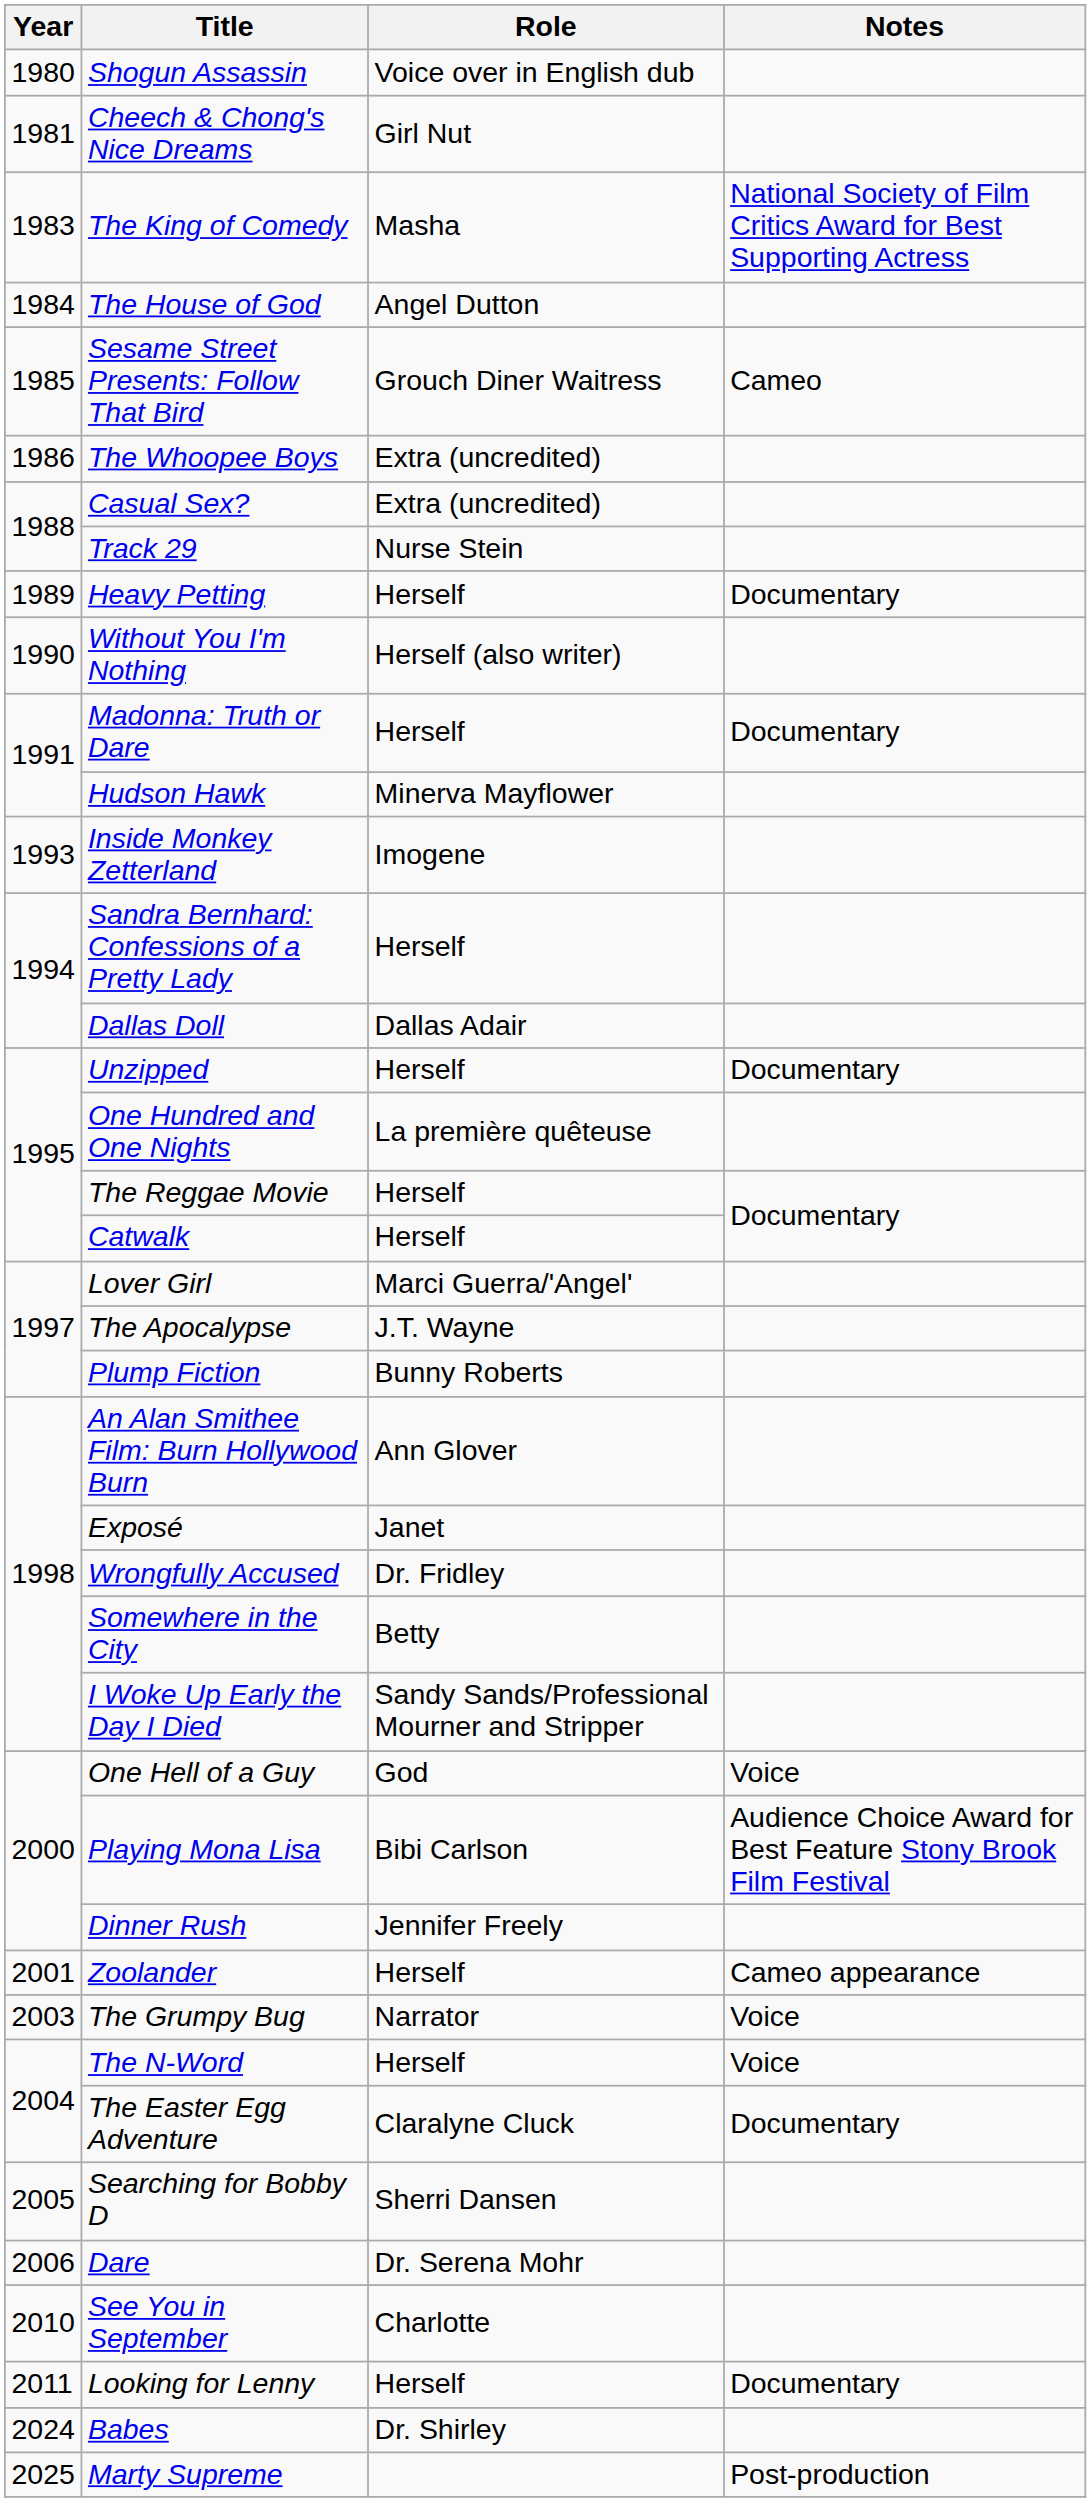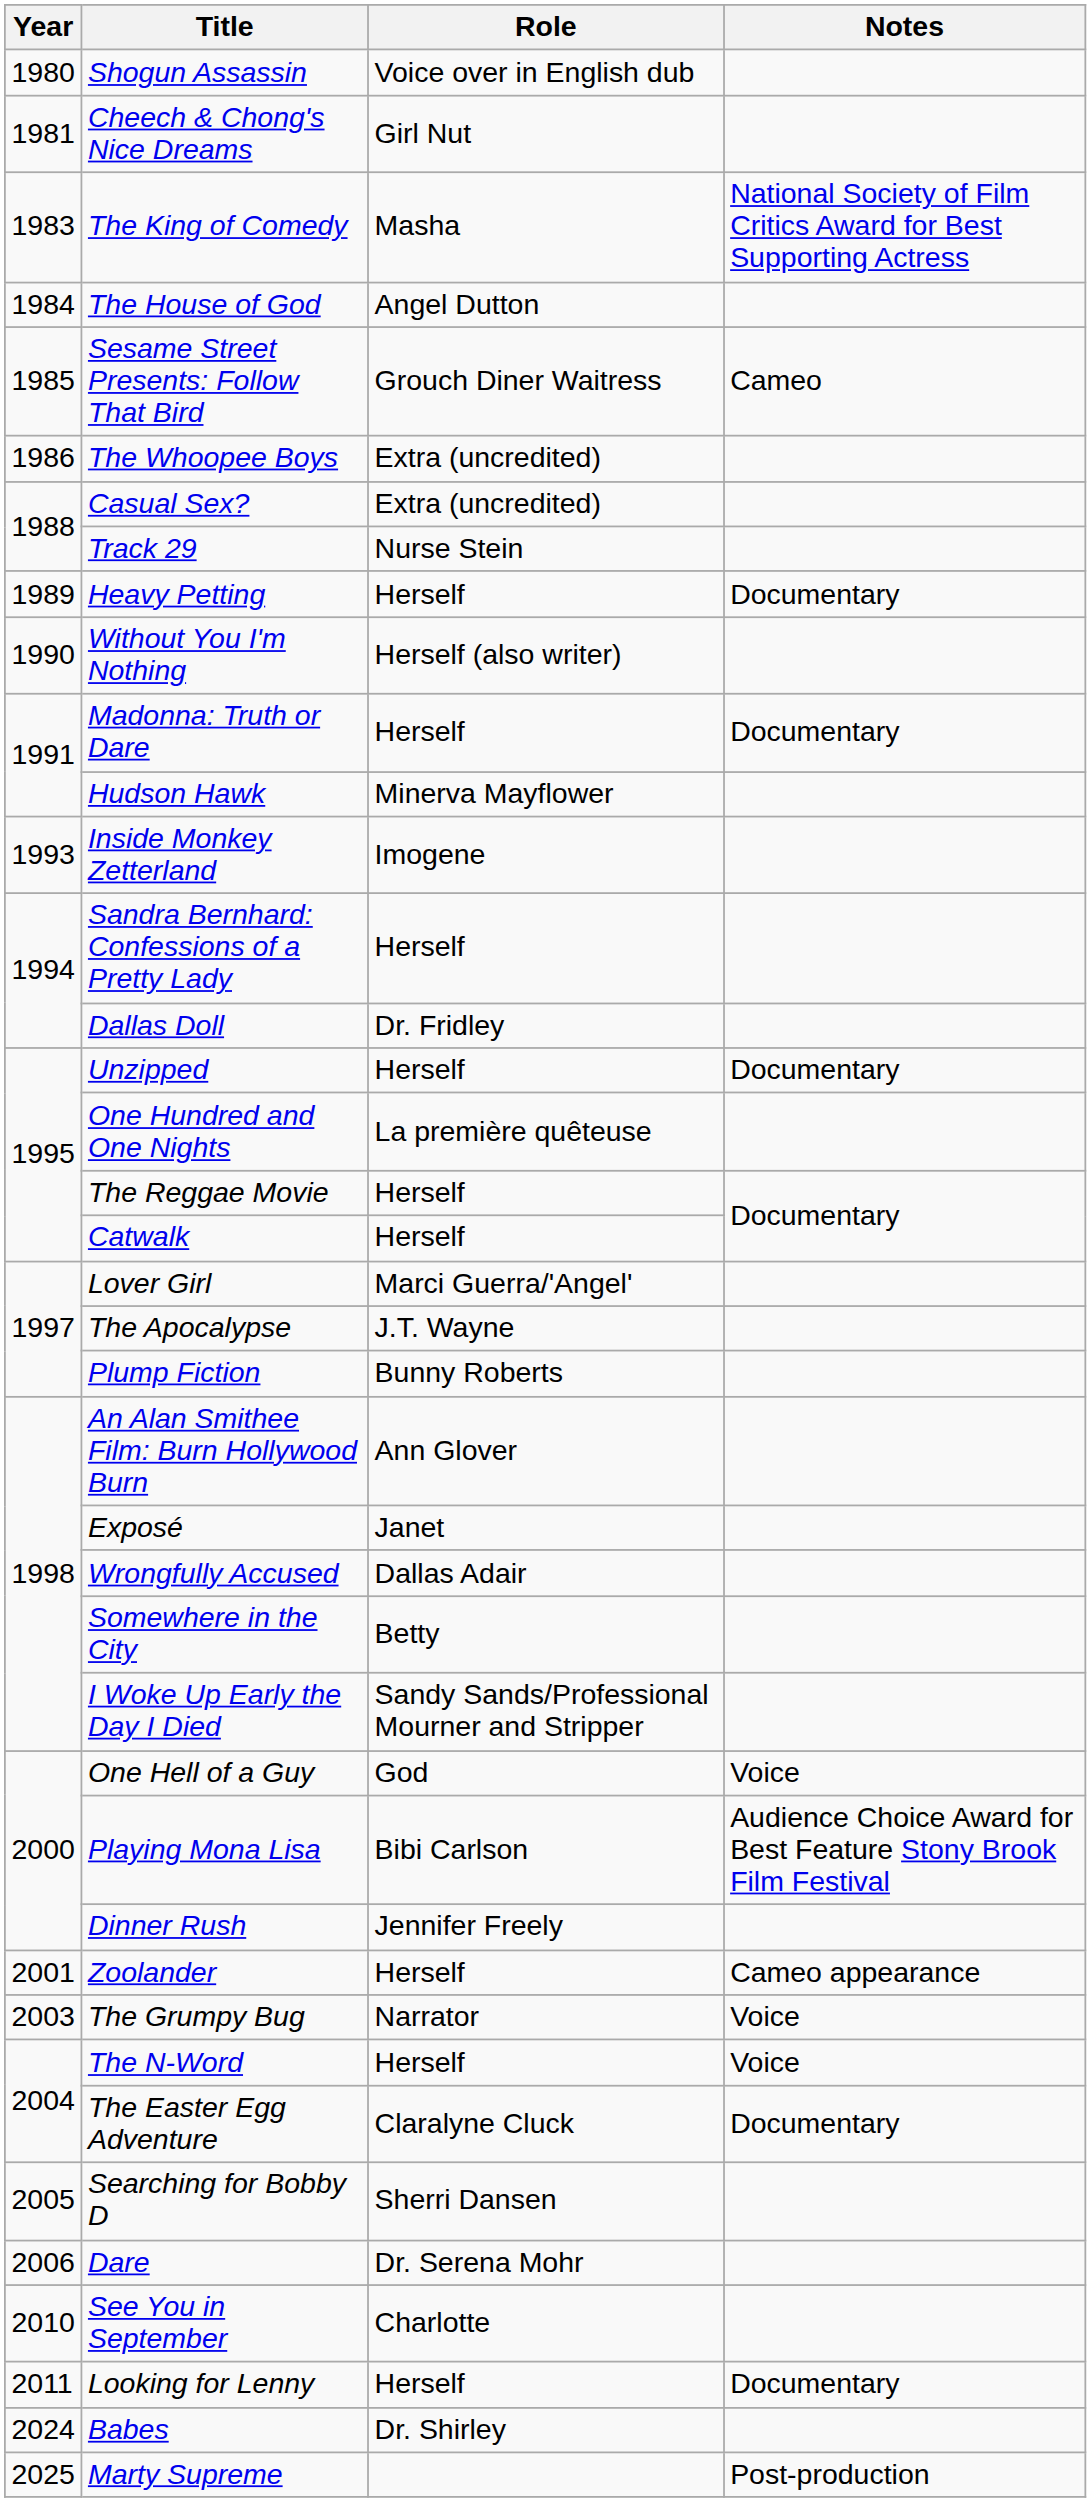(451, 1024) Dallas Adair -> (439, 1024) Dr. Fridley
(439, 1572) Dr. Fridley -> (451, 1572) Dallas Adair
